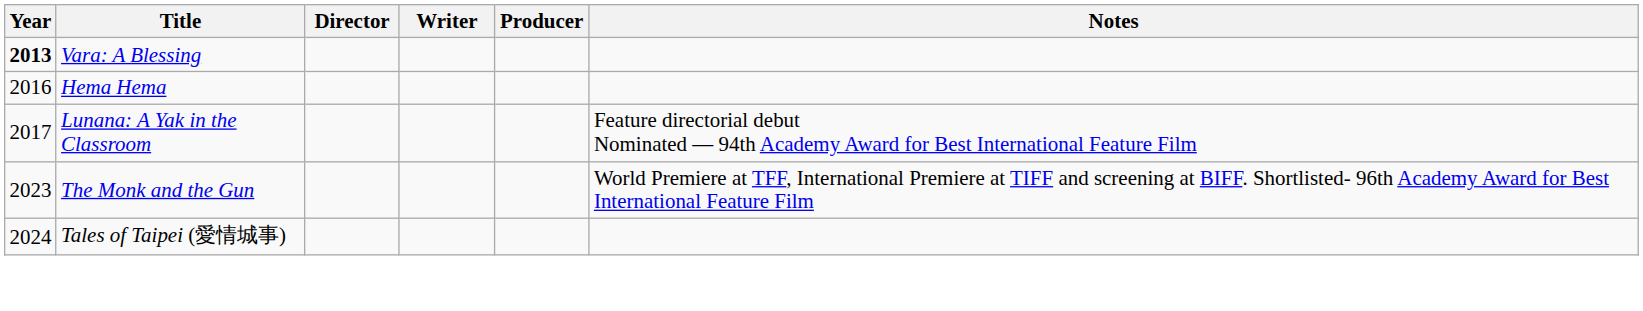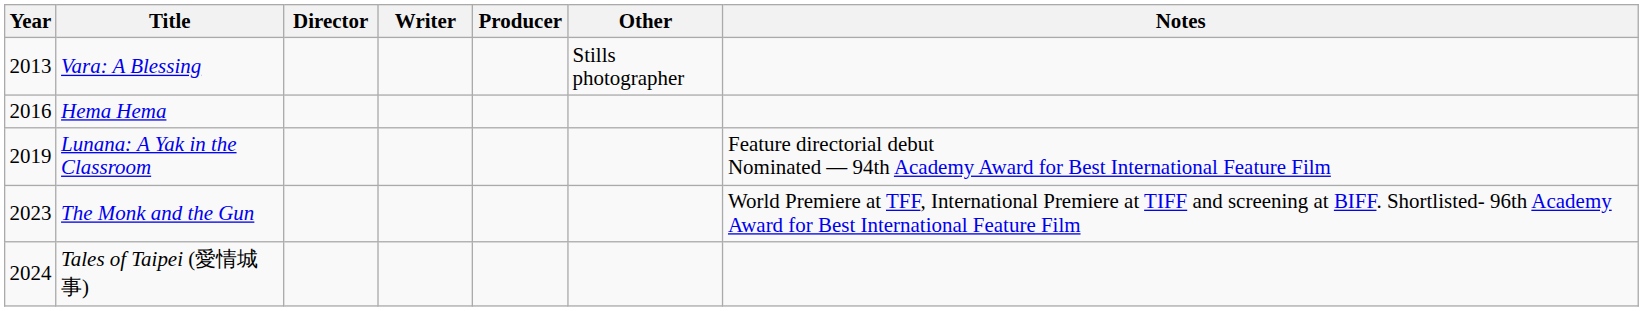+ column: (645, 21)
(30, 54) bold -> (30, 66) normal
(30, 132) 2017 -> (30, 156) 2019
